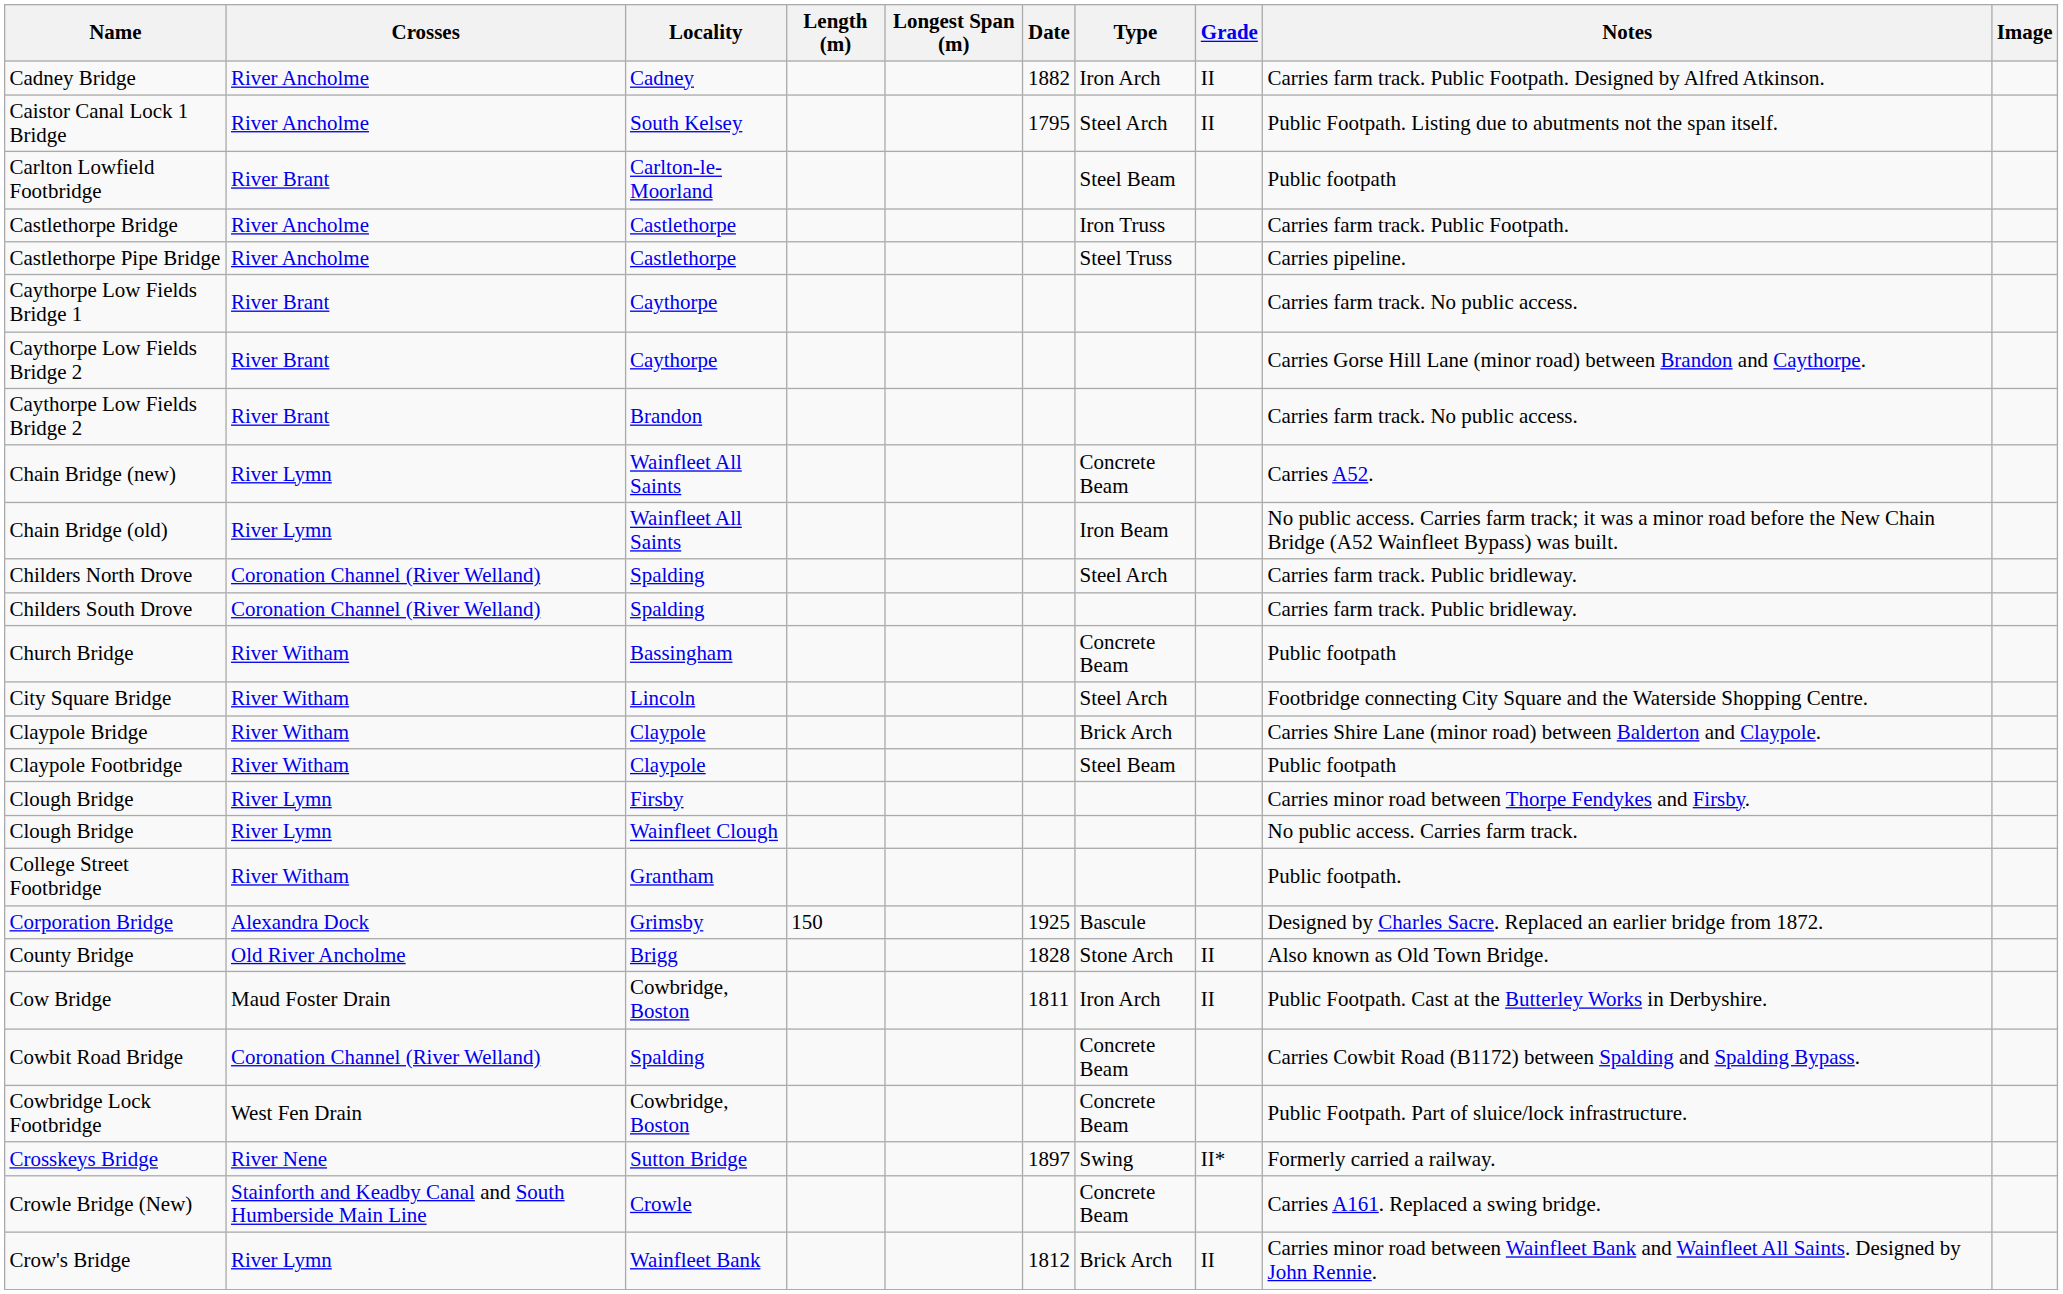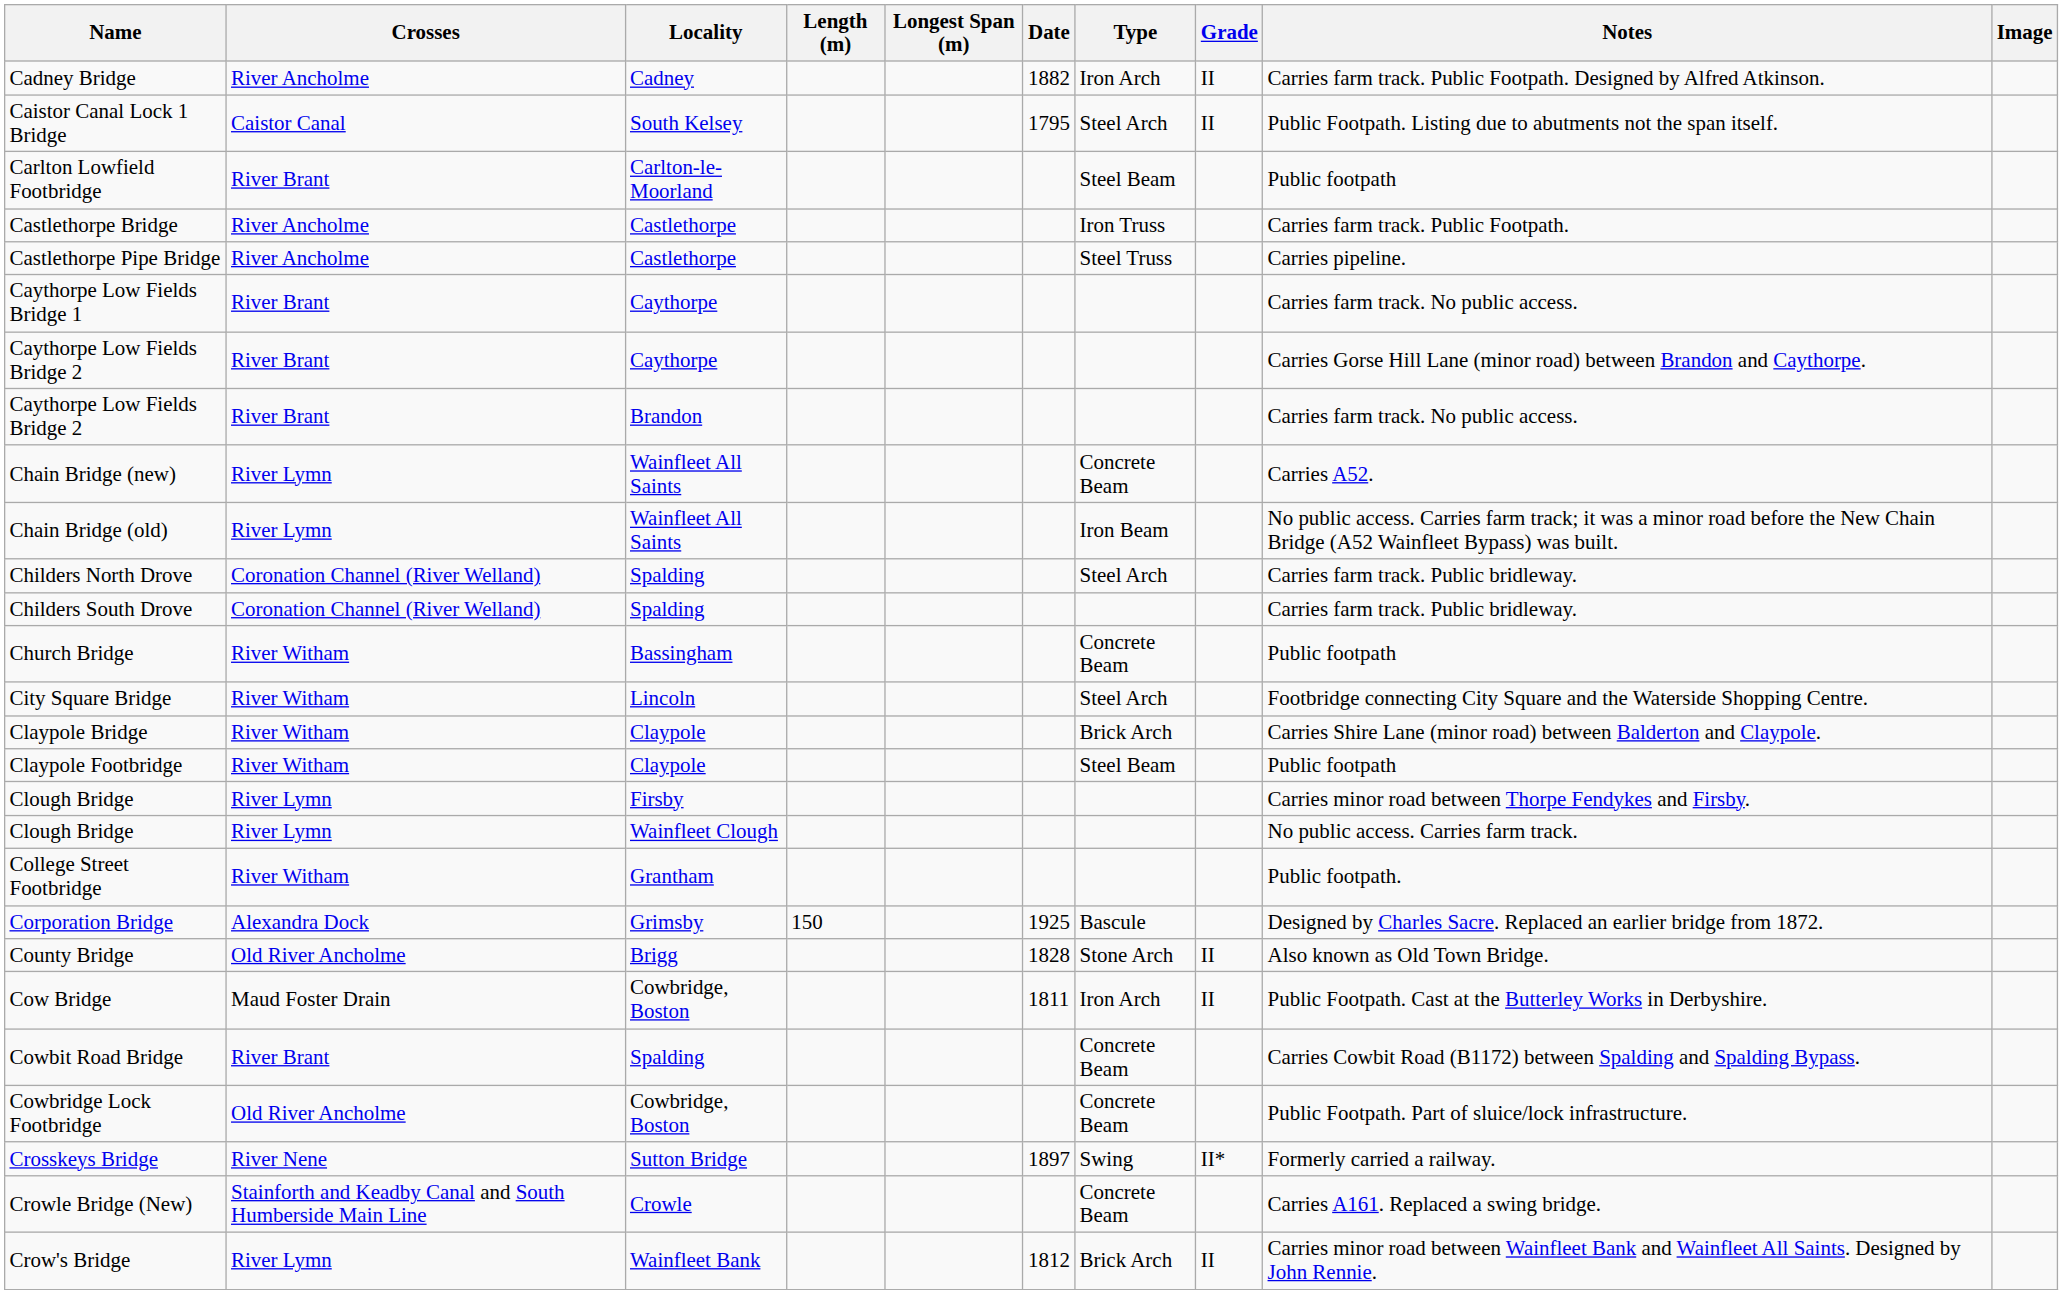(300, 122) River Ancholme -> (288, 122) Caistor Canal
(386, 1056) Coronation Channel (River Welland) -> (280, 1056) River Brant
(297, 1113) West Fen Drain -> (318, 1113) Old River Ancholme
